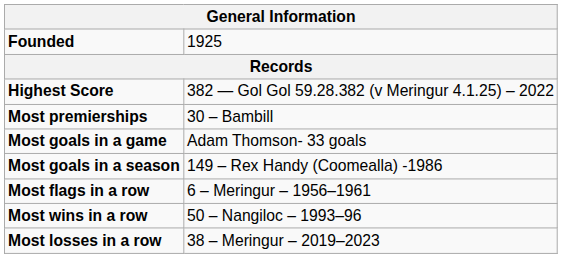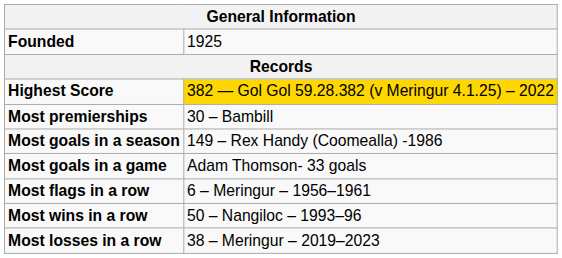(370, 91) no background -> (370, 91) gold background
rows swapped: (87, 141) <-> (94, 166)
